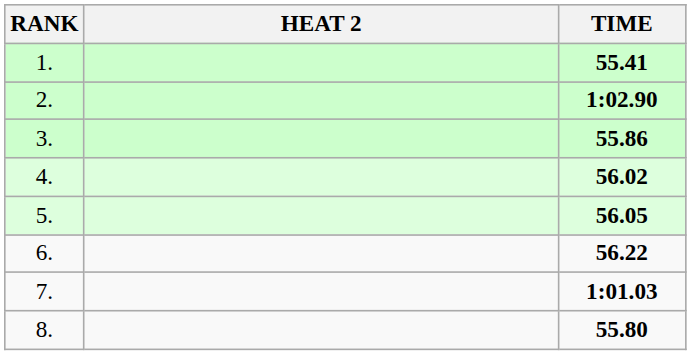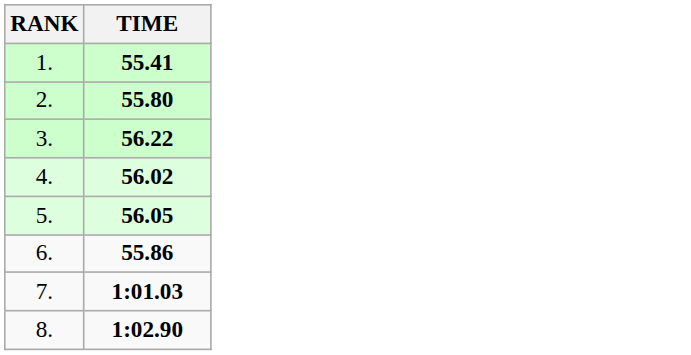- column: (321, 24)
(622, 100) 1:02.90 -> (147, 100) 55.80
(622, 138) 55.86 -> (147, 138) 56.22
(622, 253) 56.22 -> (147, 253) 55.86
(622, 329) 55.80 -> (147, 329) 1:02.90
